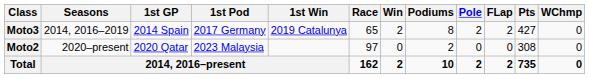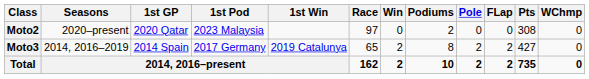rows swapped: (23, 30) <-> (23, 47)
